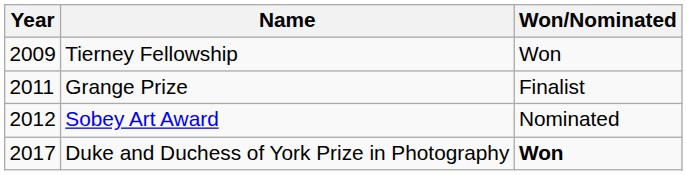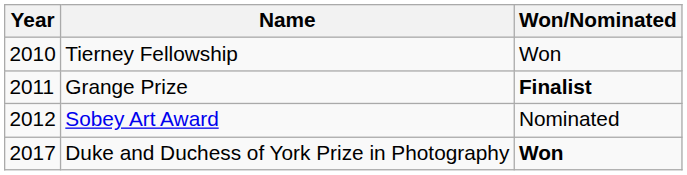(33, 53) 2009 -> (33, 53) 2010
(552, 86) normal -> (555, 86) bold
